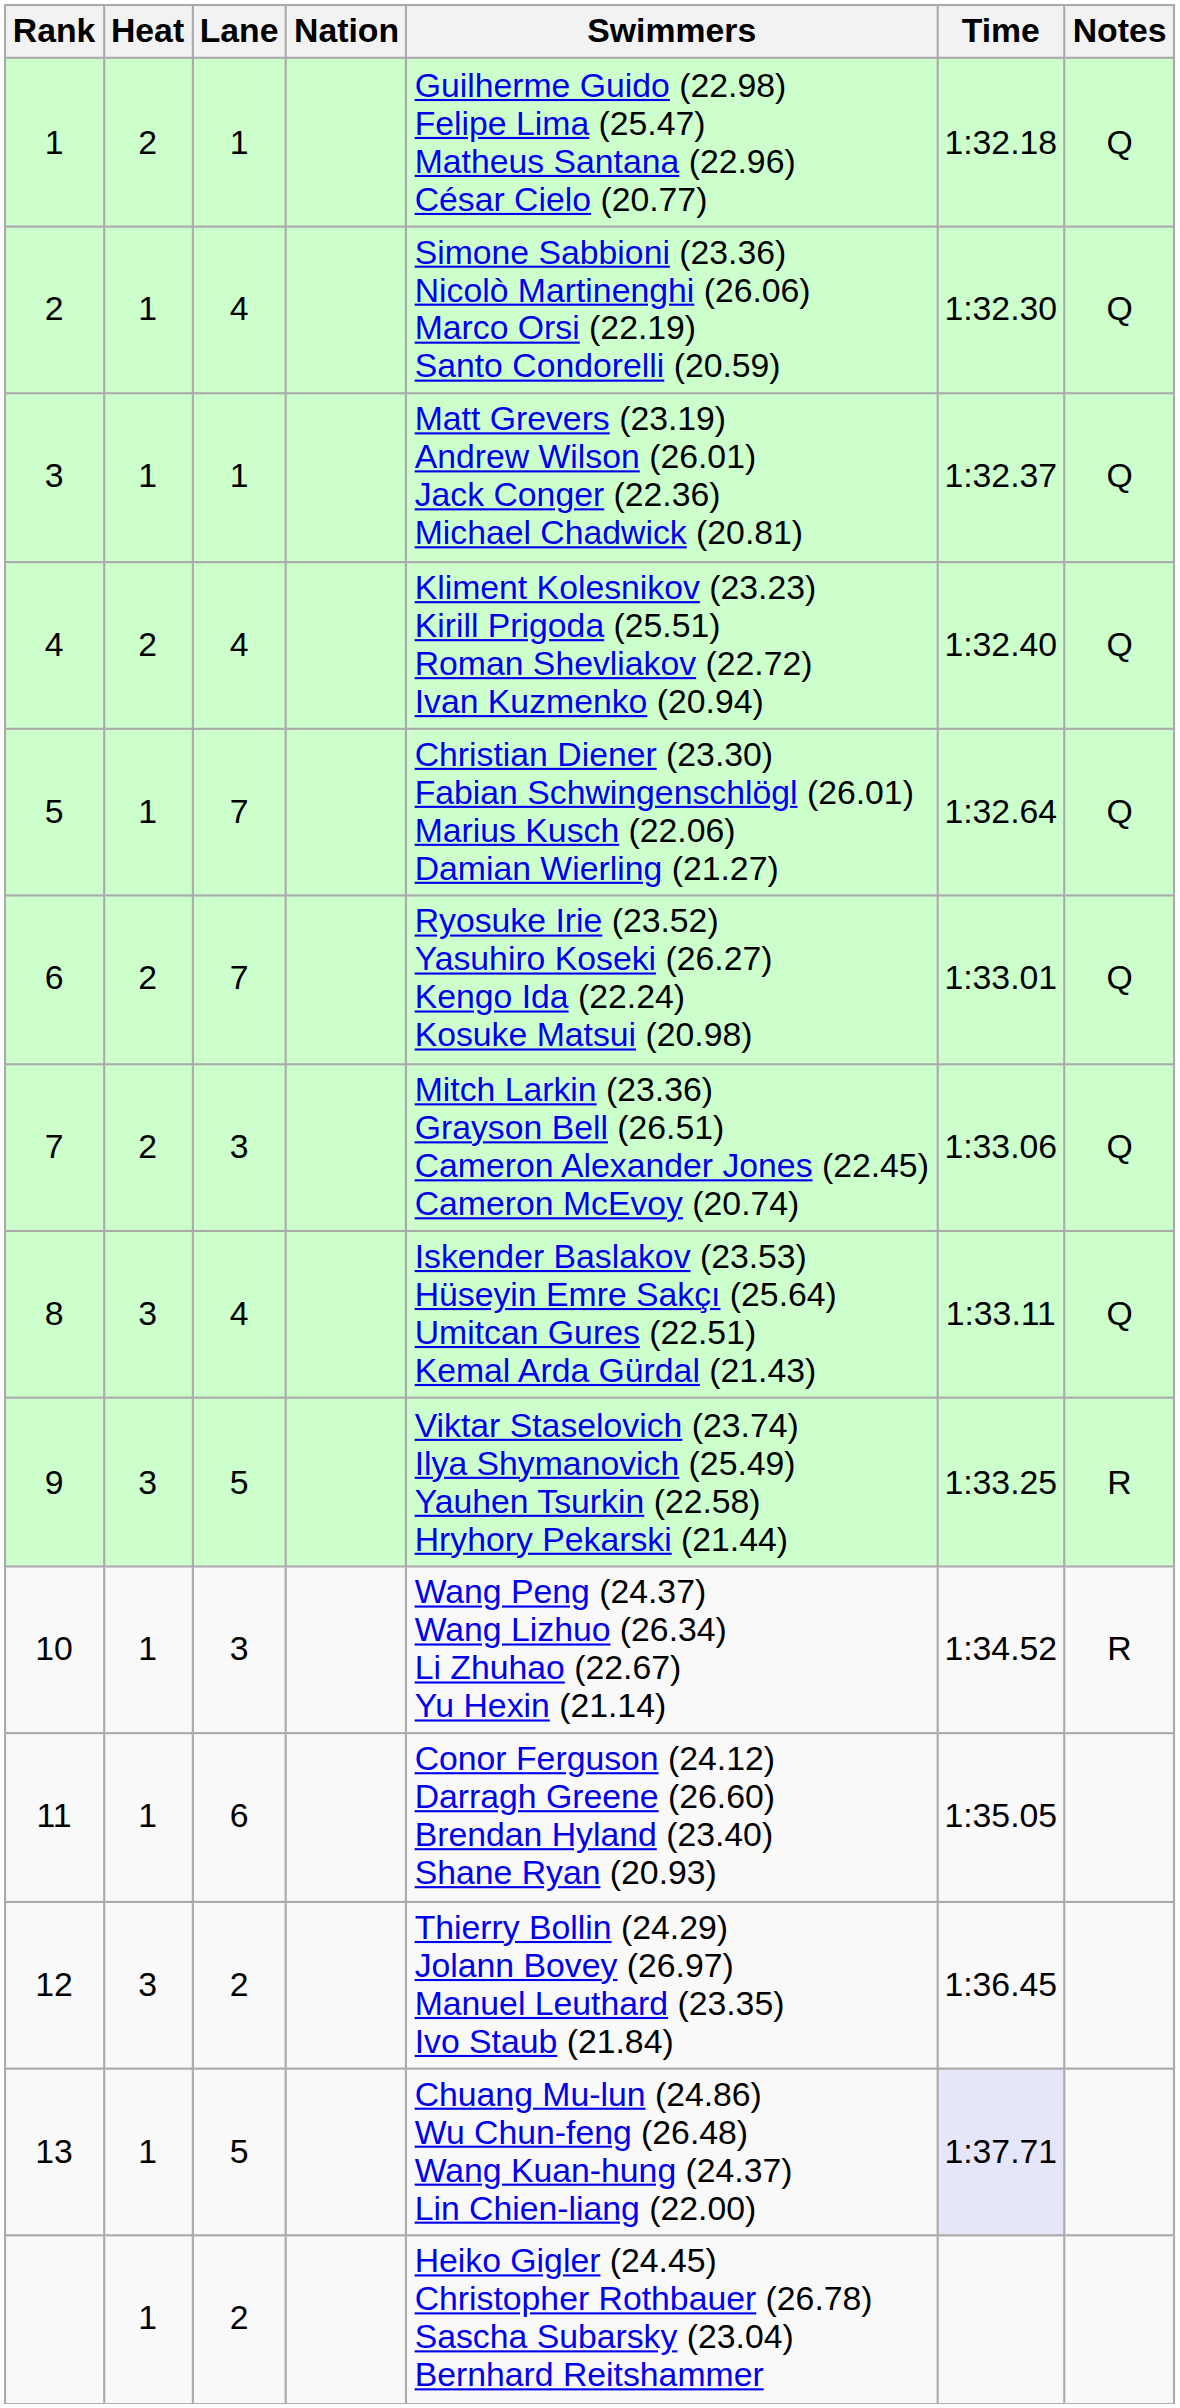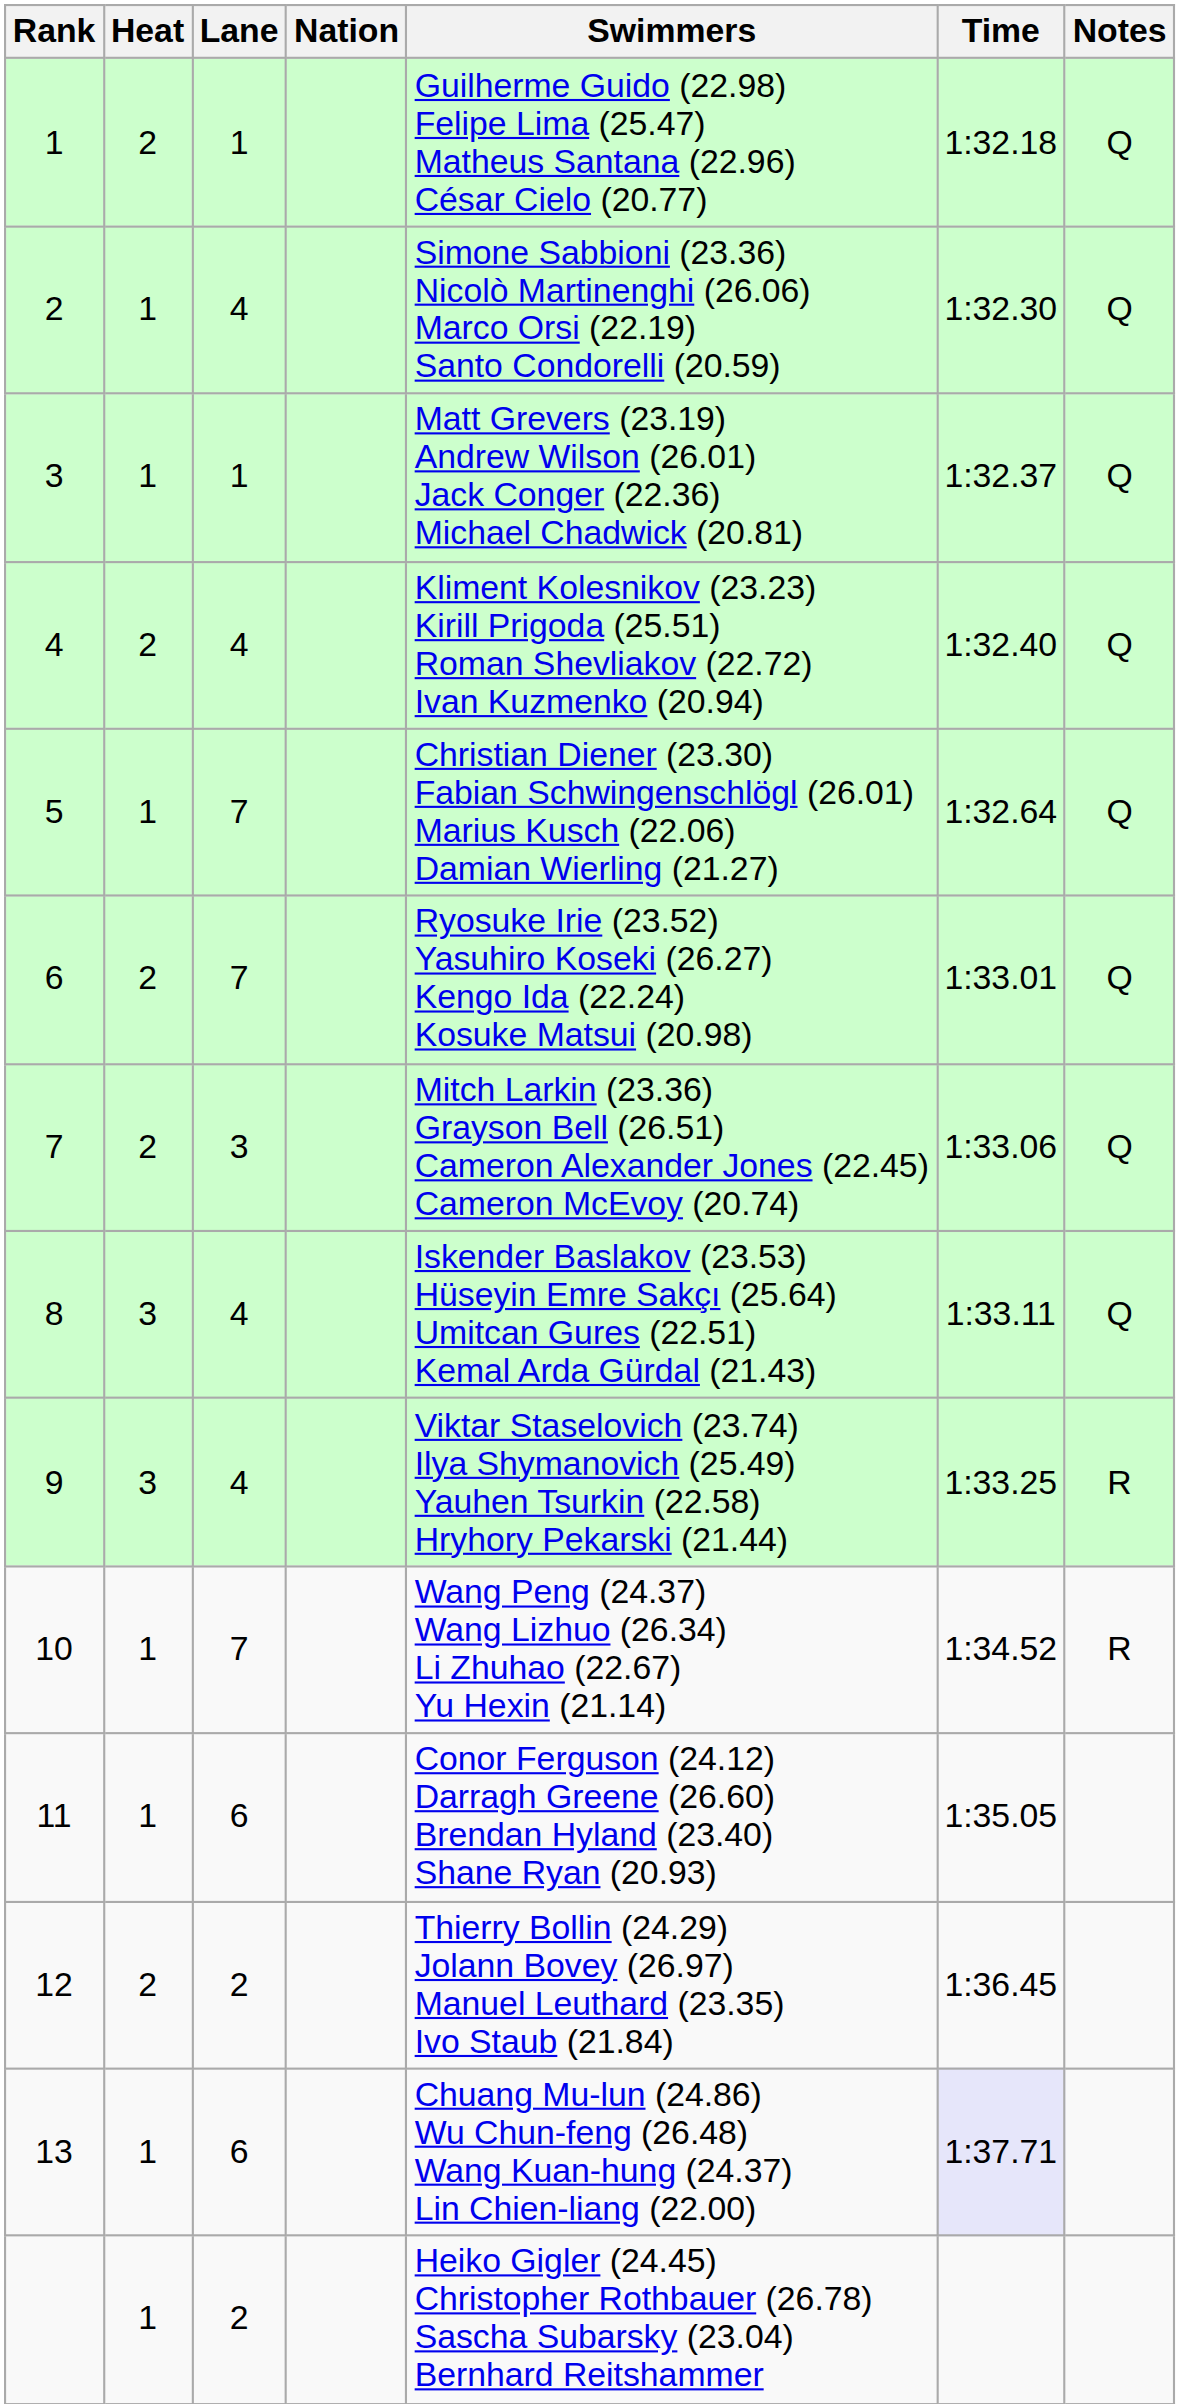(239, 1481) 5 -> (239, 1481) 4
(239, 1649) 3 -> (239, 1649) 7
(148, 1984) 3 -> (148, 1984) 2
(239, 2151) 5 -> (239, 2151) 6
